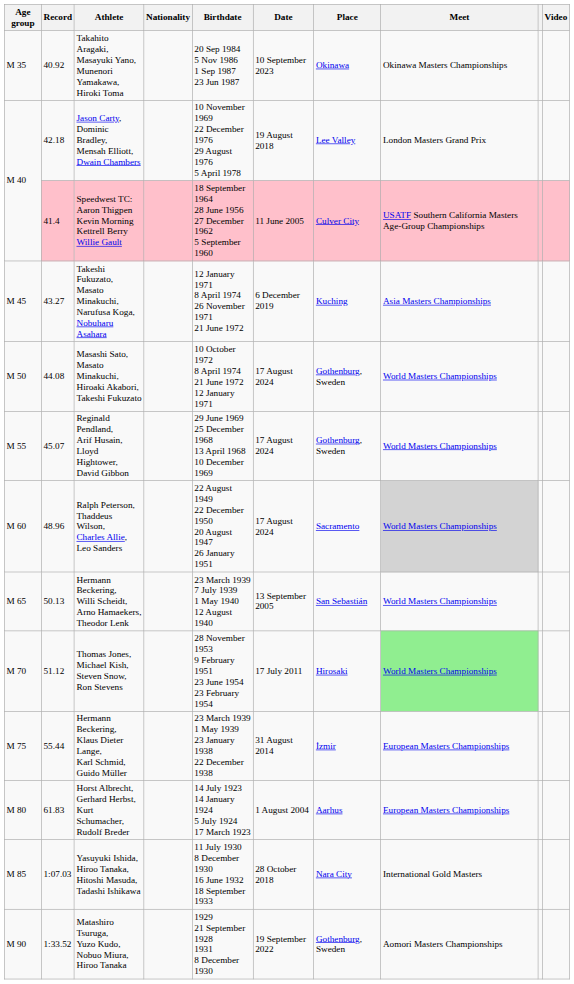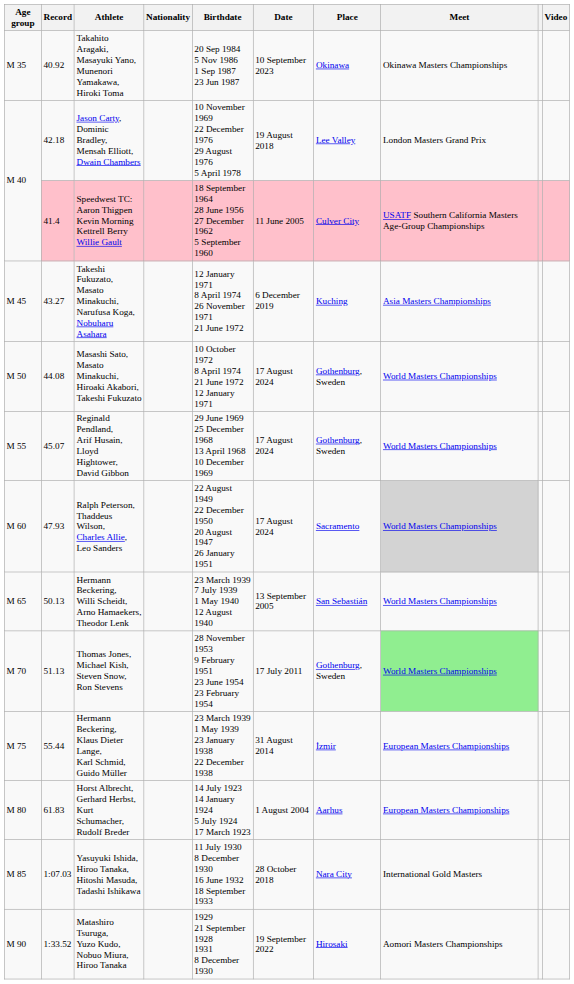(54, 526) 48.96 -> (54, 526) 47.93
(54, 671) 51.12 -> (54, 671) 51.13
(332, 671) Hirosaki -> (339, 671) Gothenburg, Sweden
(339, 944) Gothenburg, Sweden -> (332, 944) Hirosaki
